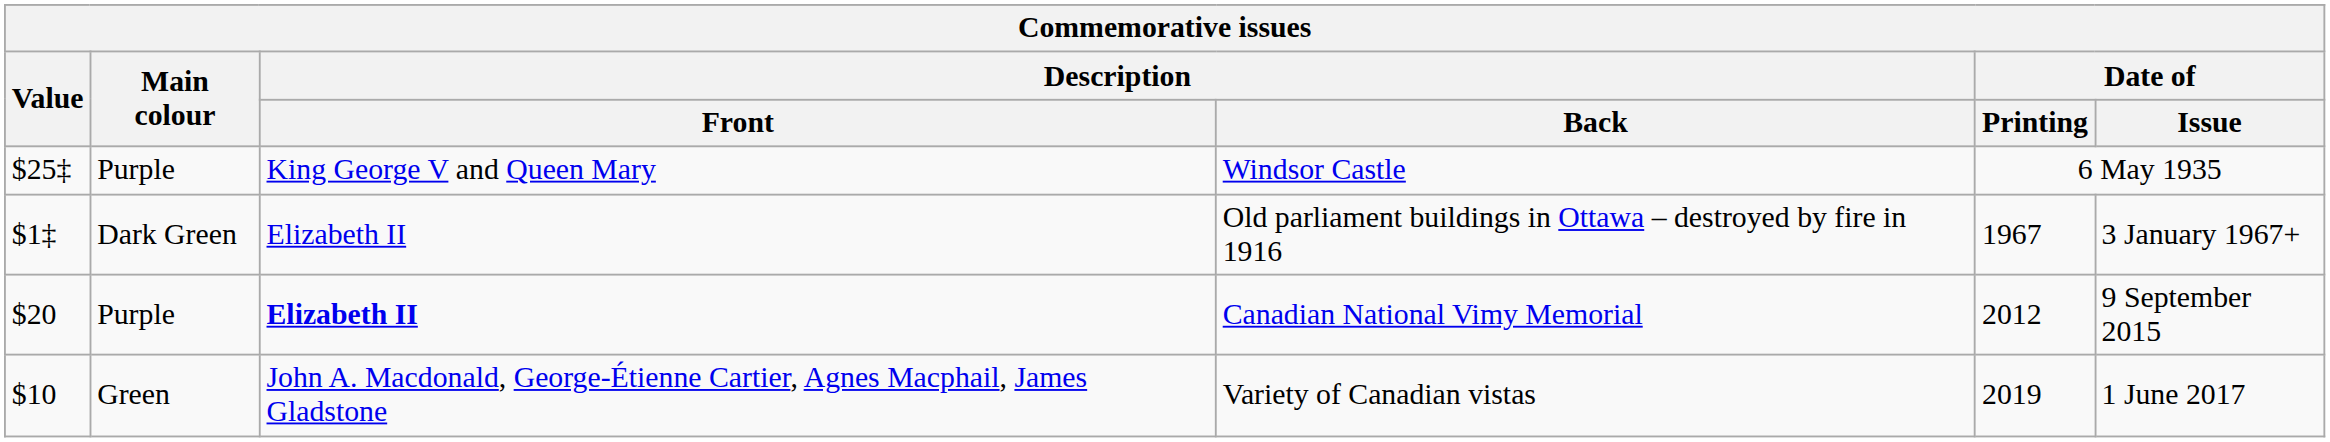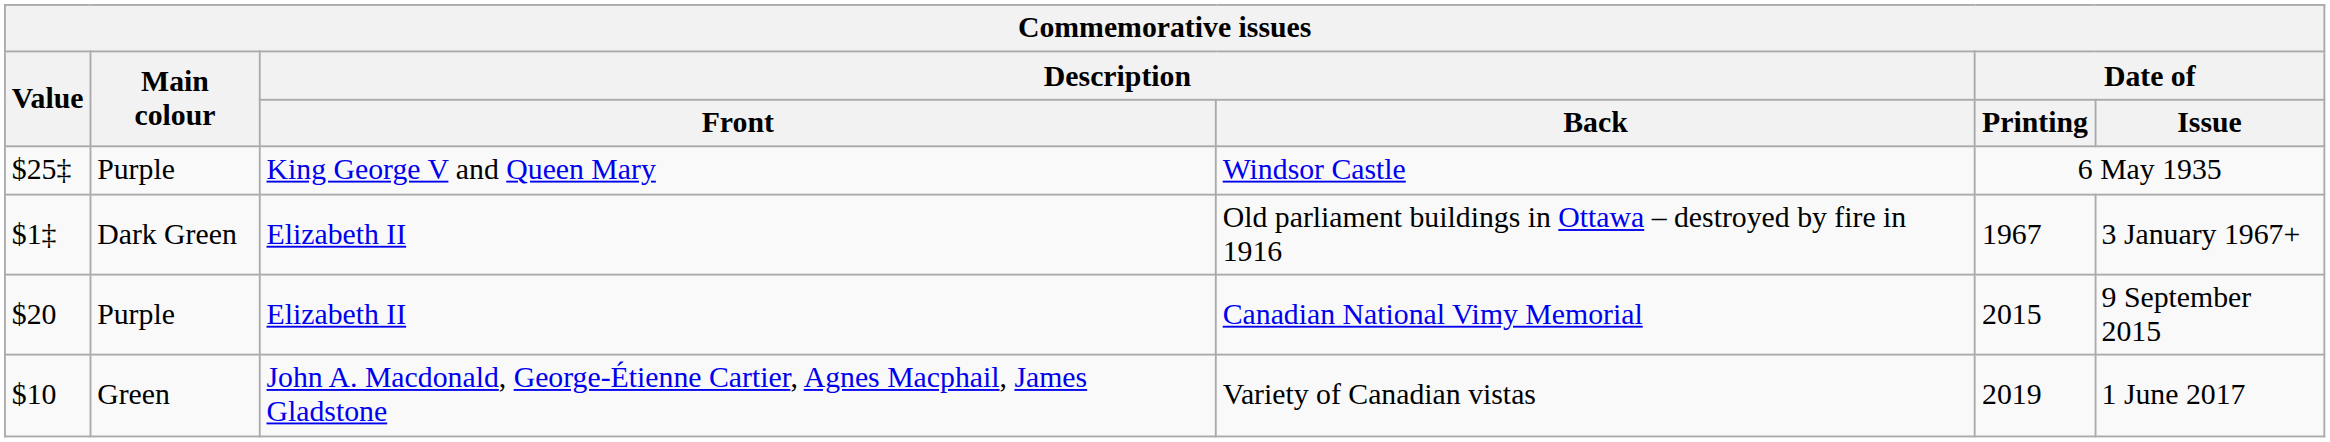(342, 314) bold -> (336, 314) normal
(2012, 314) 2012 -> (2012, 314) 2015
